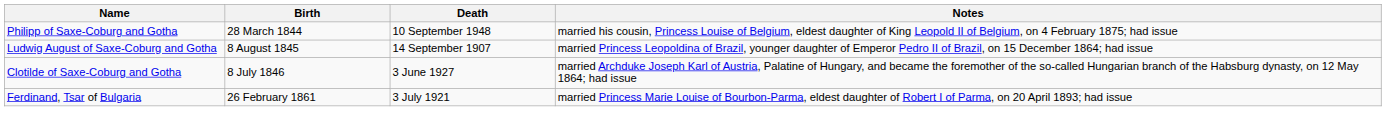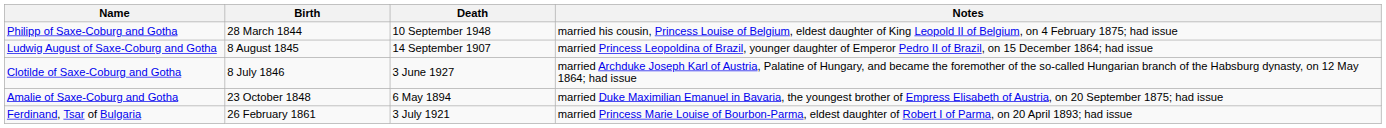+ row: (93, 97)
